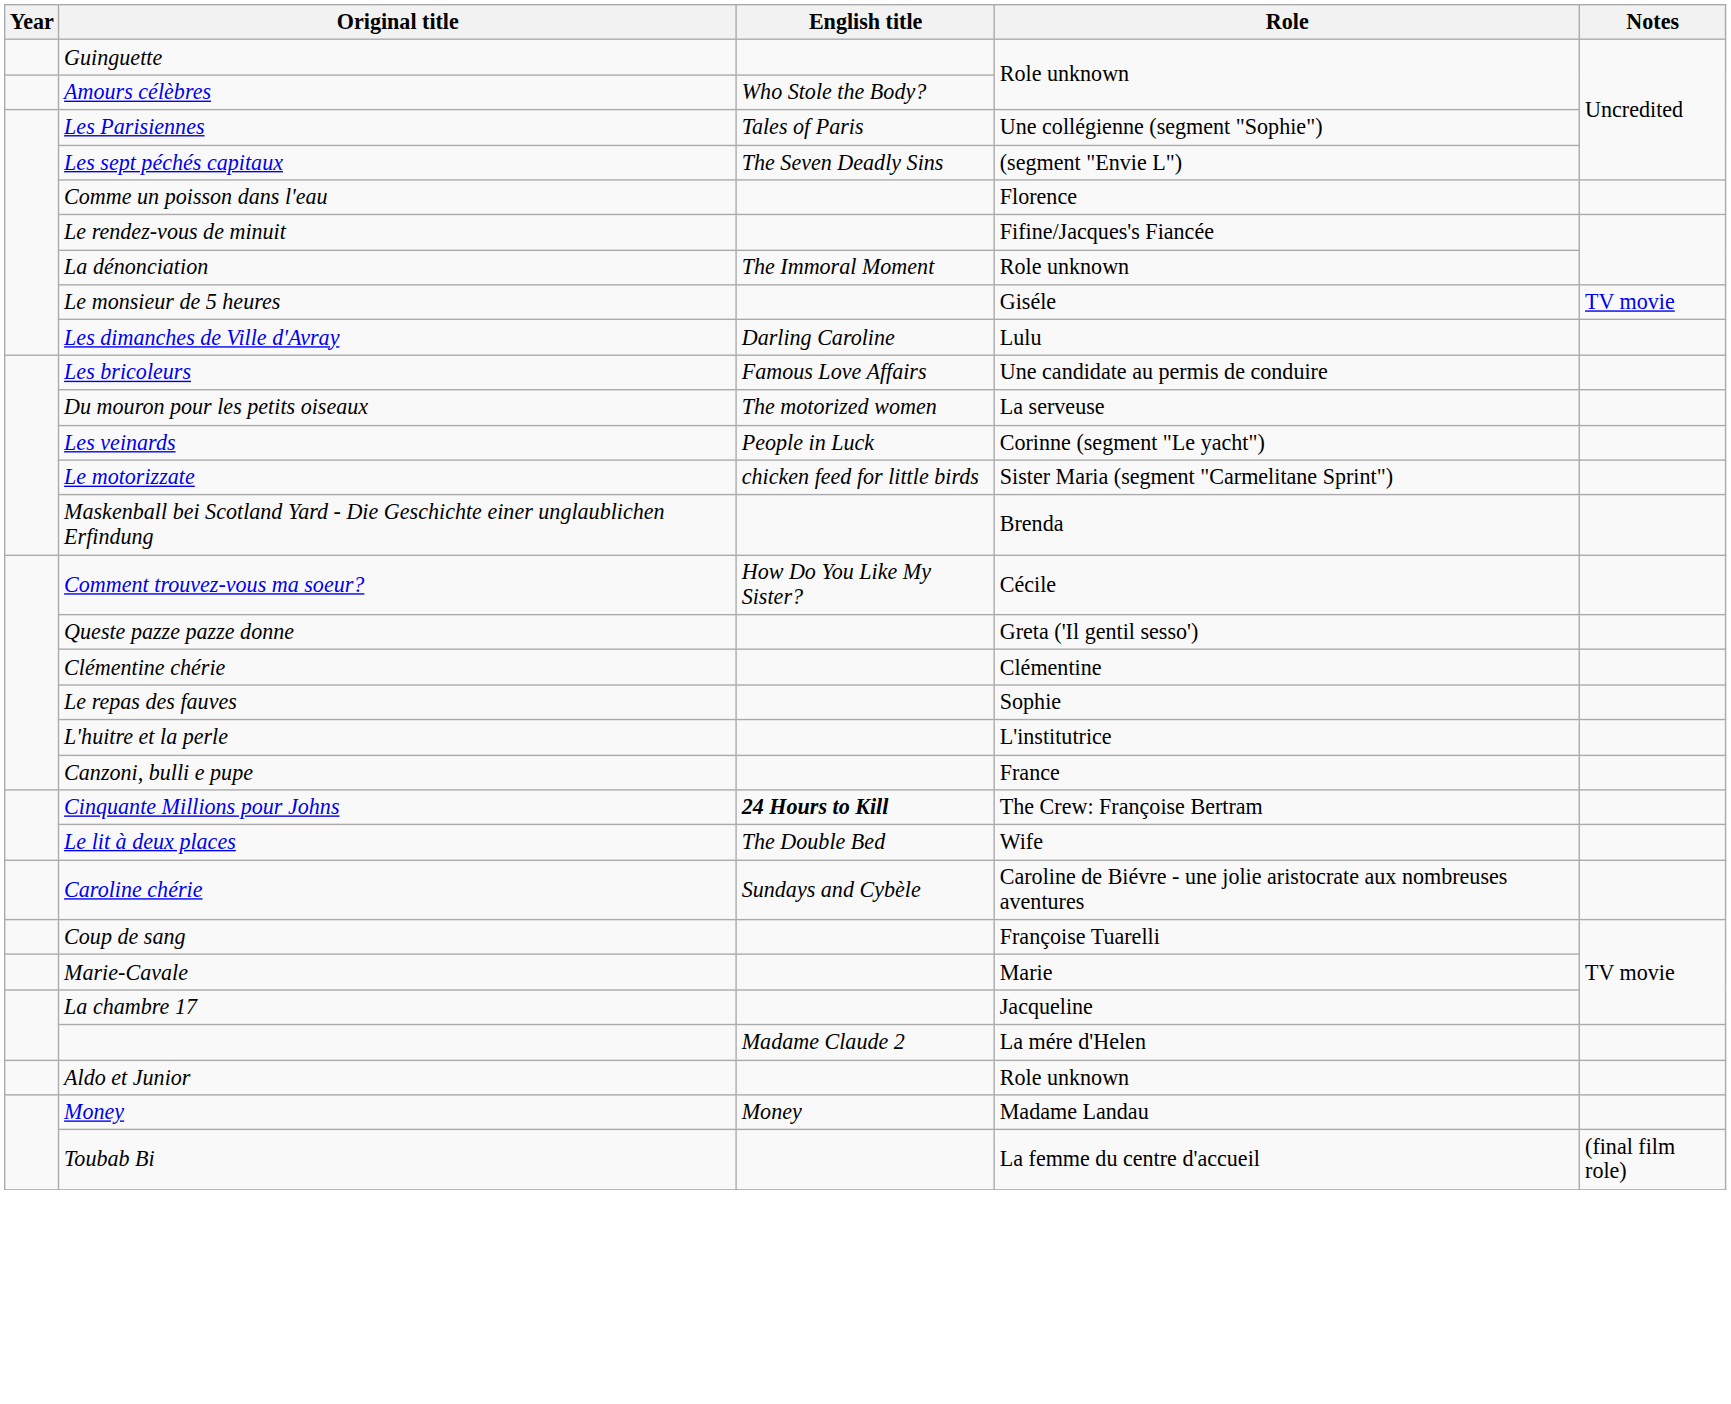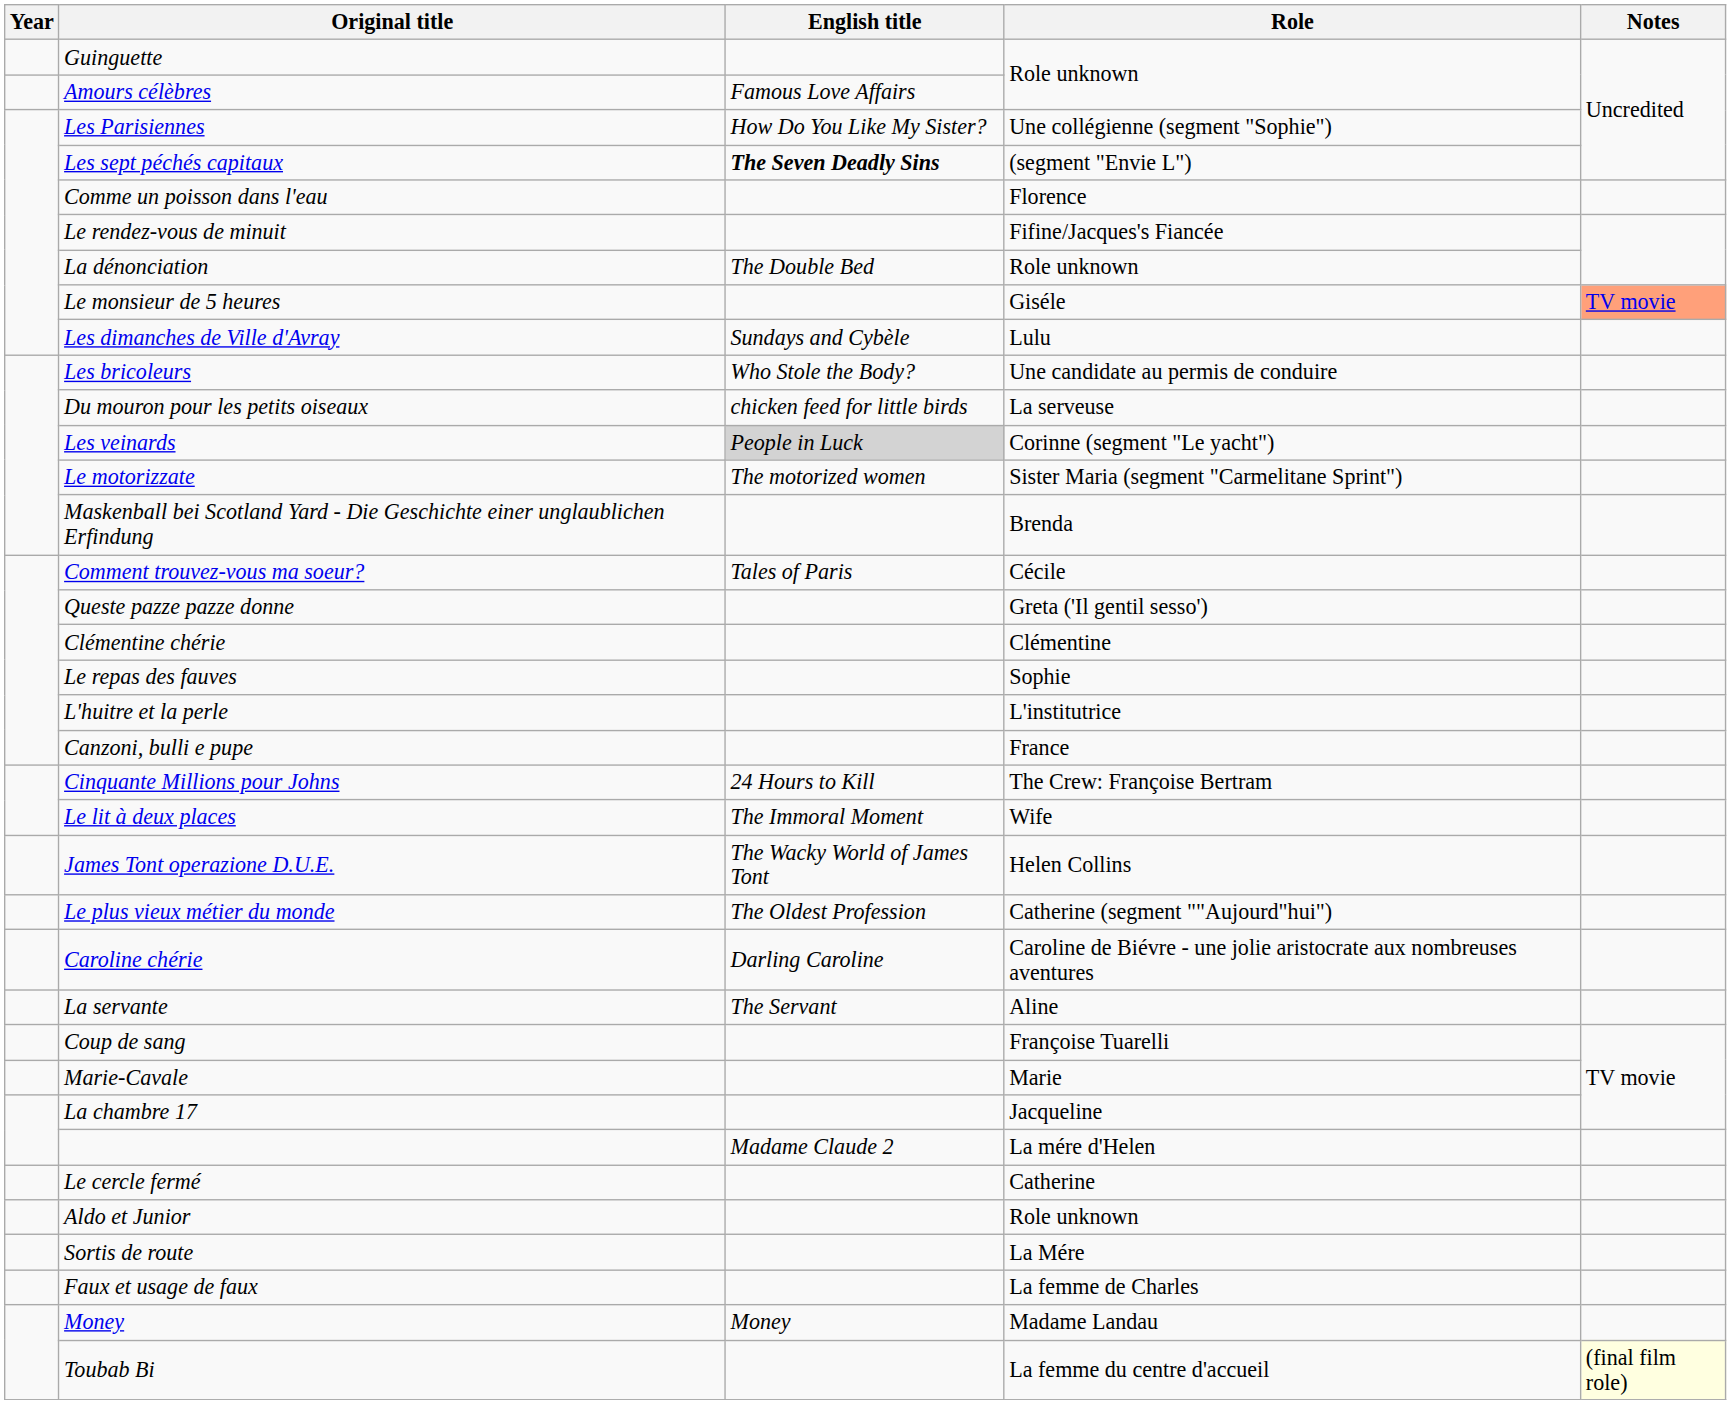(834, 92) Who Stole the Body? -> (823, 92) Famous Love Affairs
(803, 127) Tales of Paris -> (859, 127) How Do You Like My Sister?
(843, 162) normal -> (835, 162) bold
(838, 267) The Immoral Moment -> (802, 267) The Double Bed
(1630, 302) no background -> (1631, 302) lightsalmon background
(818, 337) Darling Caroline -> (820, 337) Sundays and Cybèle
(834, 372) Famous Love Affairs -> (823, 372) Who Stole the Body?
(839, 407) The motorized women -> (849, 407) chicken feed for little birds
(808, 442) no background -> (797, 442) lightgrey background
(860, 477) chicken feed for little birds -> (828, 477) The motorized women
(836, 584) How Do You Like My Sister? -> (791, 572) Tales of Paris
(815, 807) bold -> (803, 782) normal
(813, 842) The Double Bed -> (827, 817) The Immoral Moment
+ row: (199, 864)
+ row: (199, 912)
(831, 889) Sundays and Cybèle -> (807, 959) Darling Caroline
+ row: (116, 1006)
+ row: (132, 1182)
+ row: (129, 1252)
+ row: (161, 1287)
(1630, 1159) no background -> (1631, 1369) lightyellow background
